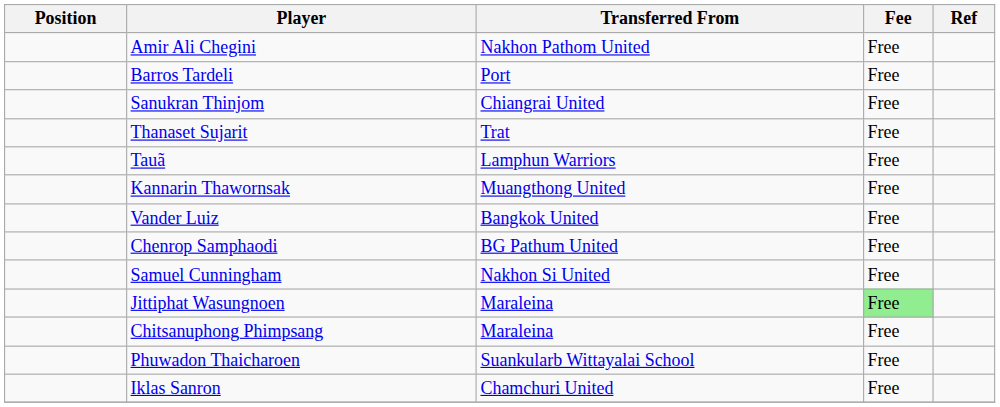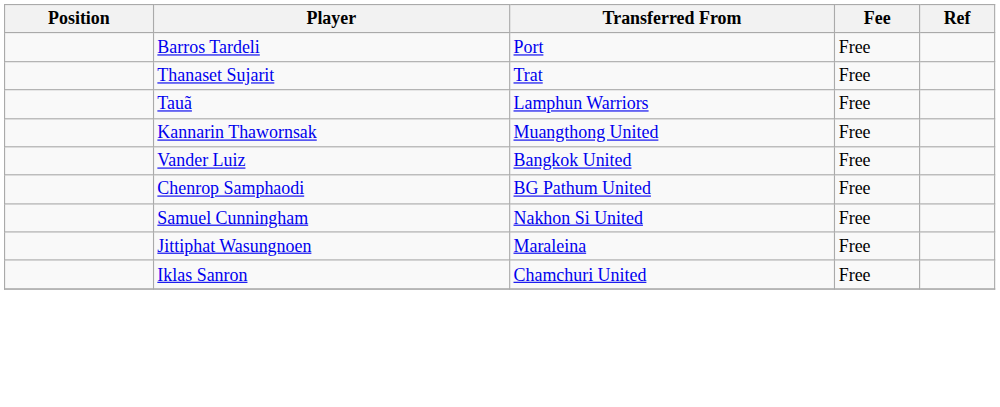- row: (193, 47)
- row: (197, 103)
(883, 302) lightgreen background -> (855, 246) no background
- row: (227, 331)
- row: (215, 359)
